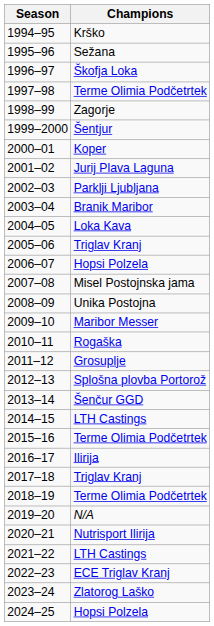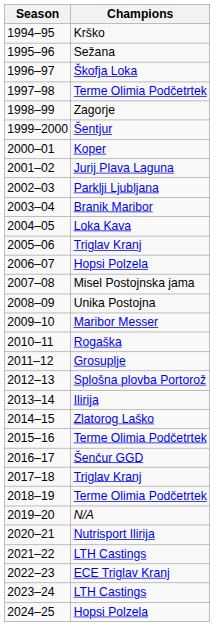(108, 399) Šenčur GGD -> (86, 399) Ilirija
(110, 419) LTH Castings -> (114, 419) Zlatorog Laško
(86, 457) Ilirija -> (108, 457) Šenčur GGD
(114, 592) Zlatorog Laško -> (110, 592) LTH Castings
